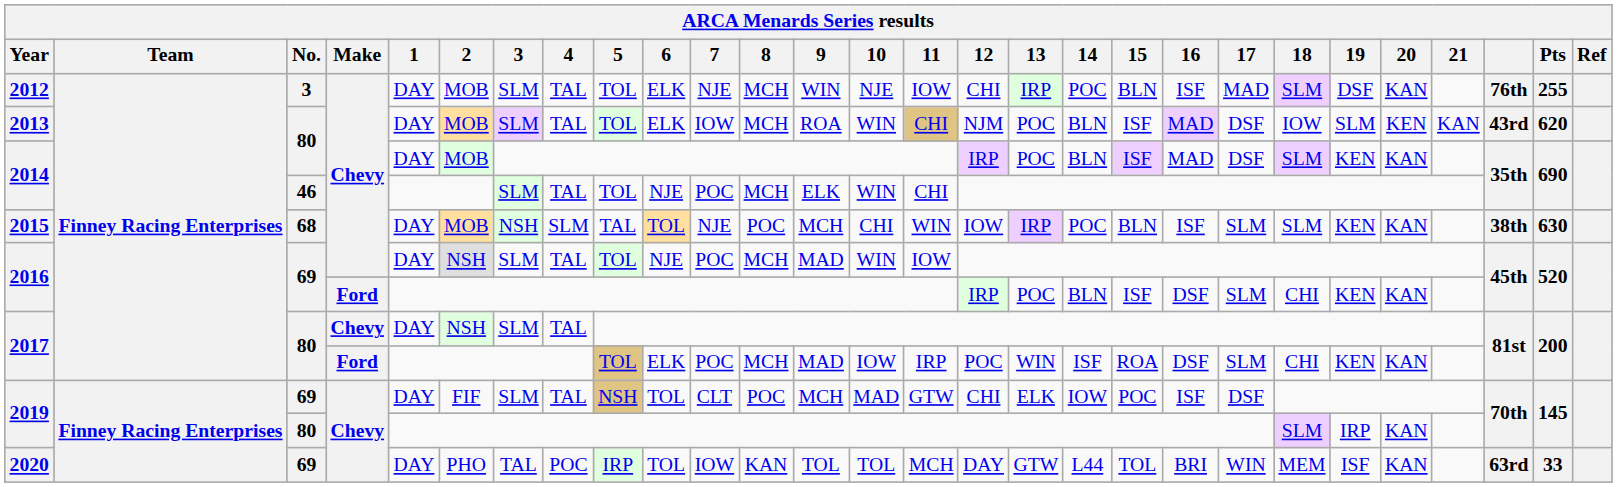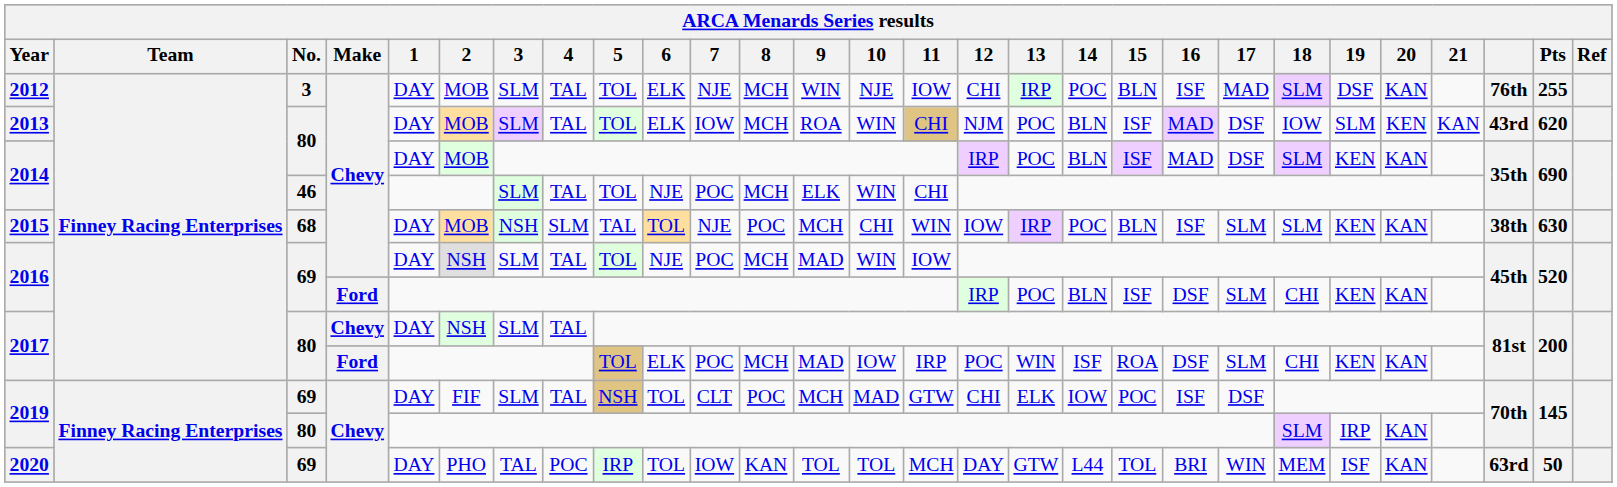(1553, 464) 33 -> (1553, 464) 50
